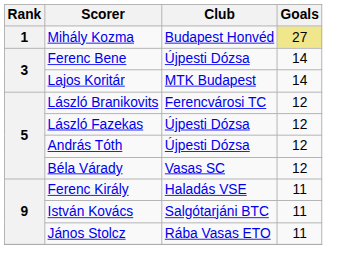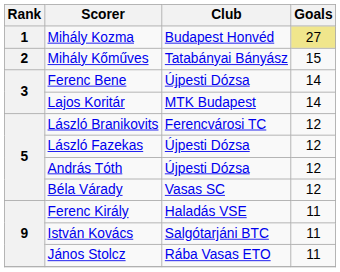+ row: (98, 59)
